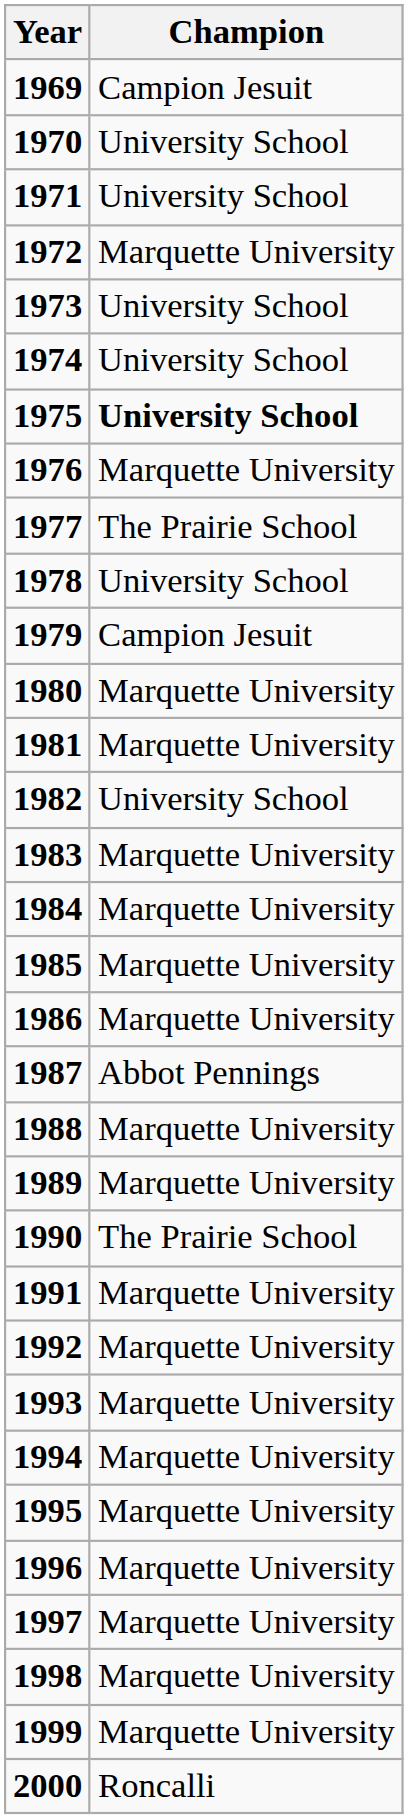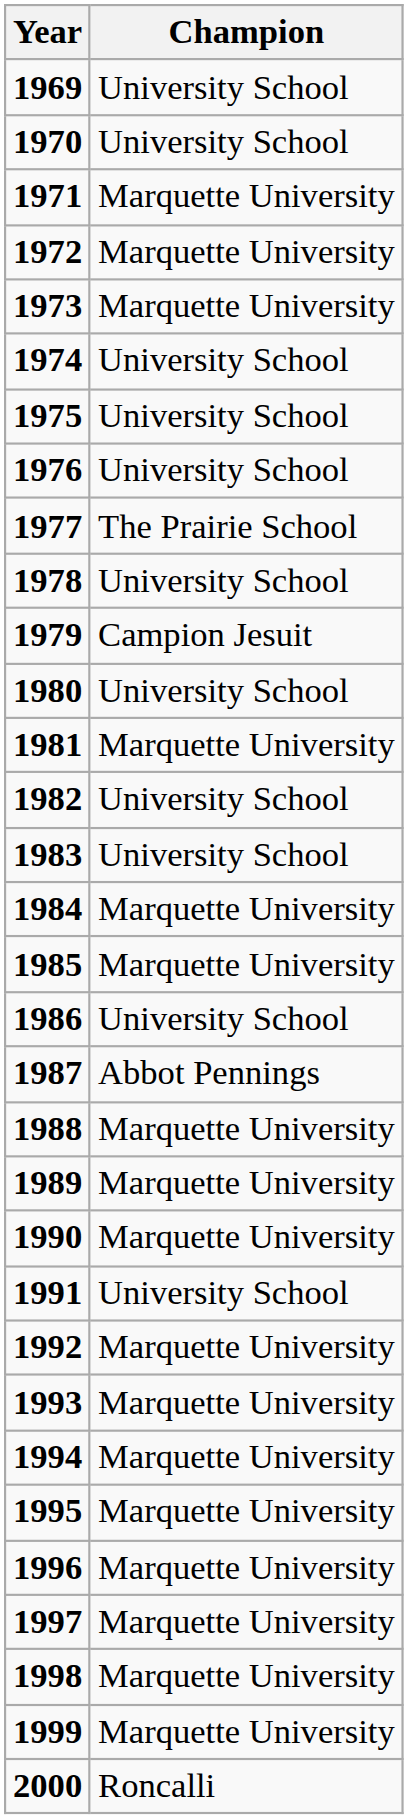(205, 86) Campion Jesuit -> (223, 86) University School
(223, 196) University School -> (246, 196) Marquette University
(223, 305) University School -> (246, 305) Marquette University
(228, 415) bold -> (223, 415) normal
(246, 470) Marquette University -> (223, 470) University School
(246, 689) Marquette University -> (223, 689) University School
(246, 854) Marquette University -> (223, 854) University School
(246, 1018) Marquette University -> (223, 1018) University School
(228, 1237) The Prairie School -> (246, 1237) Marquette University
(246, 1292) Marquette University -> (223, 1292) University School
